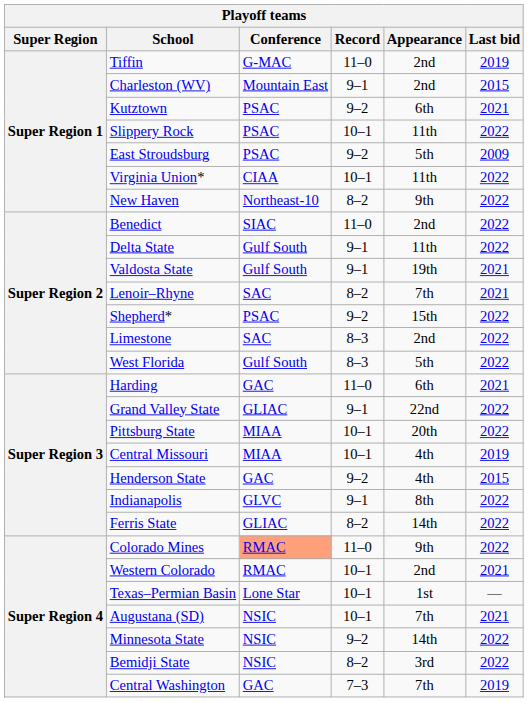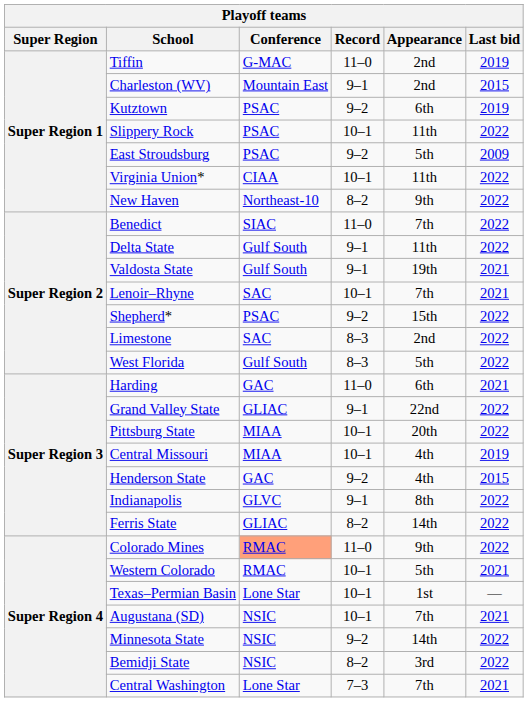(494, 108) 2021 -> (494, 108) 2019
(424, 223) 2nd -> (424, 223) 7th
(357, 293) 8–2 -> (357, 293) 10–1
(424, 570) 2nd -> (424, 570) 5th
(258, 685) GAC -> (271, 685) Lone Star
(494, 685) 2019 -> (494, 685) 2021
